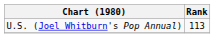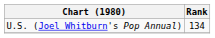(197, 26) 113 -> (197, 26) 134
